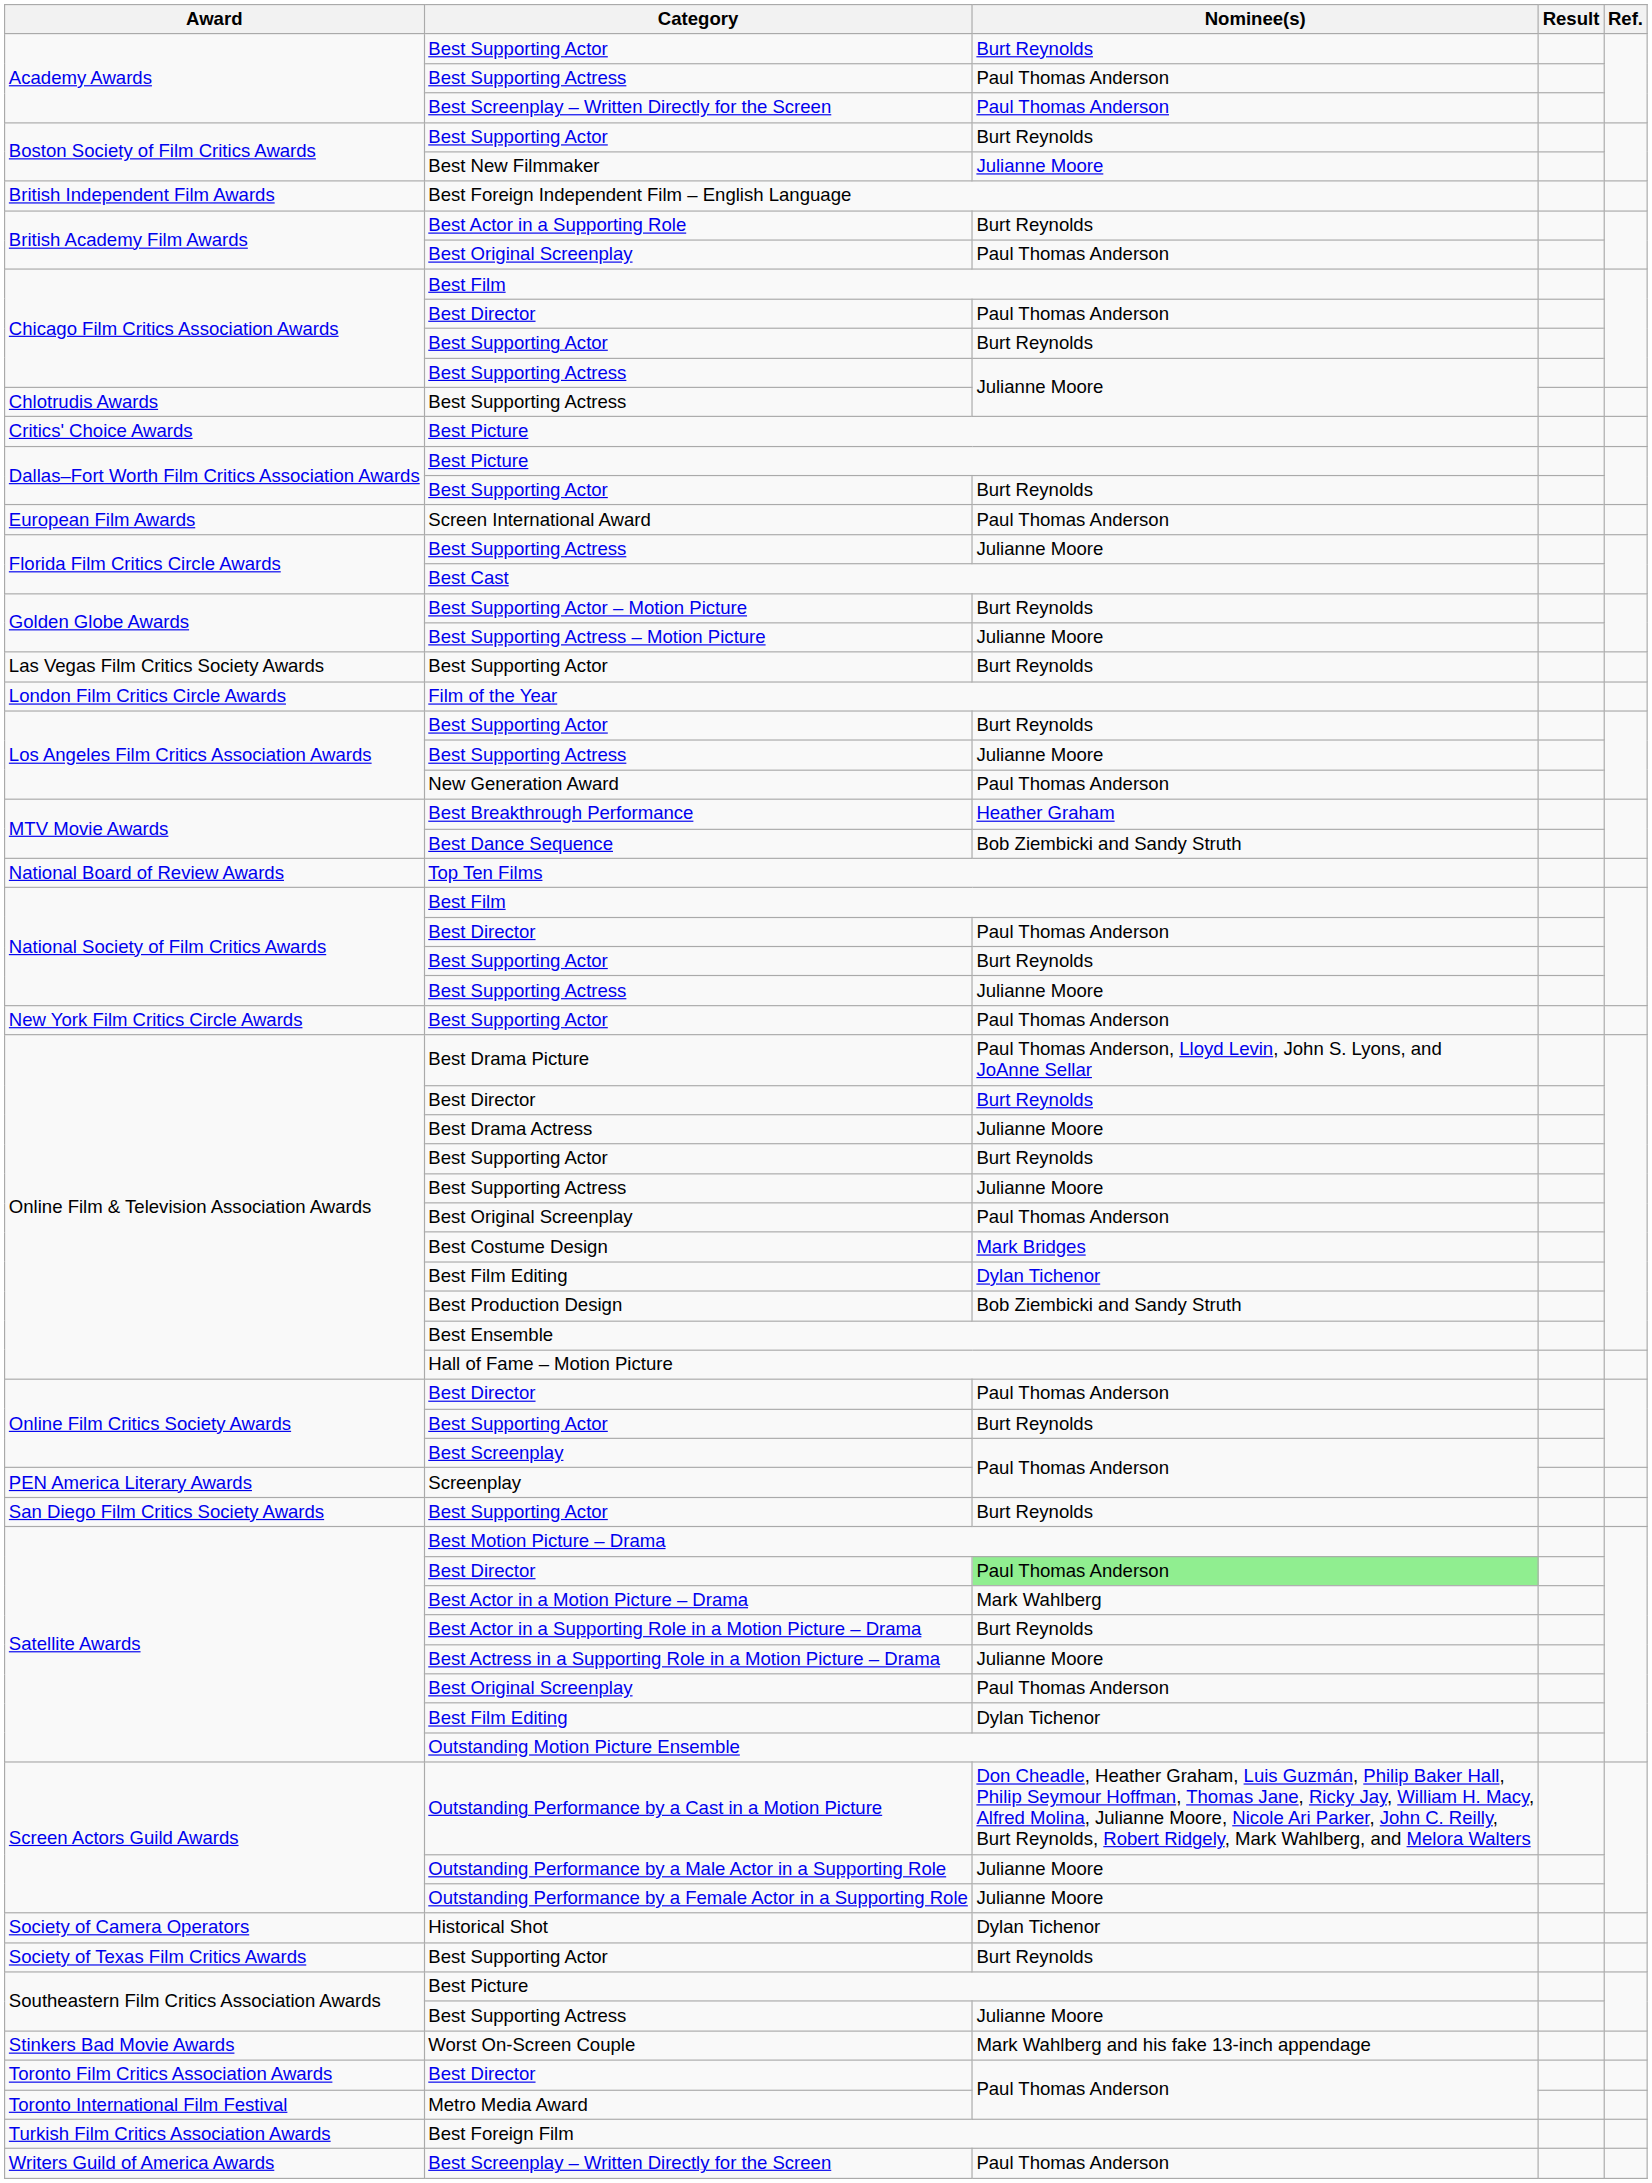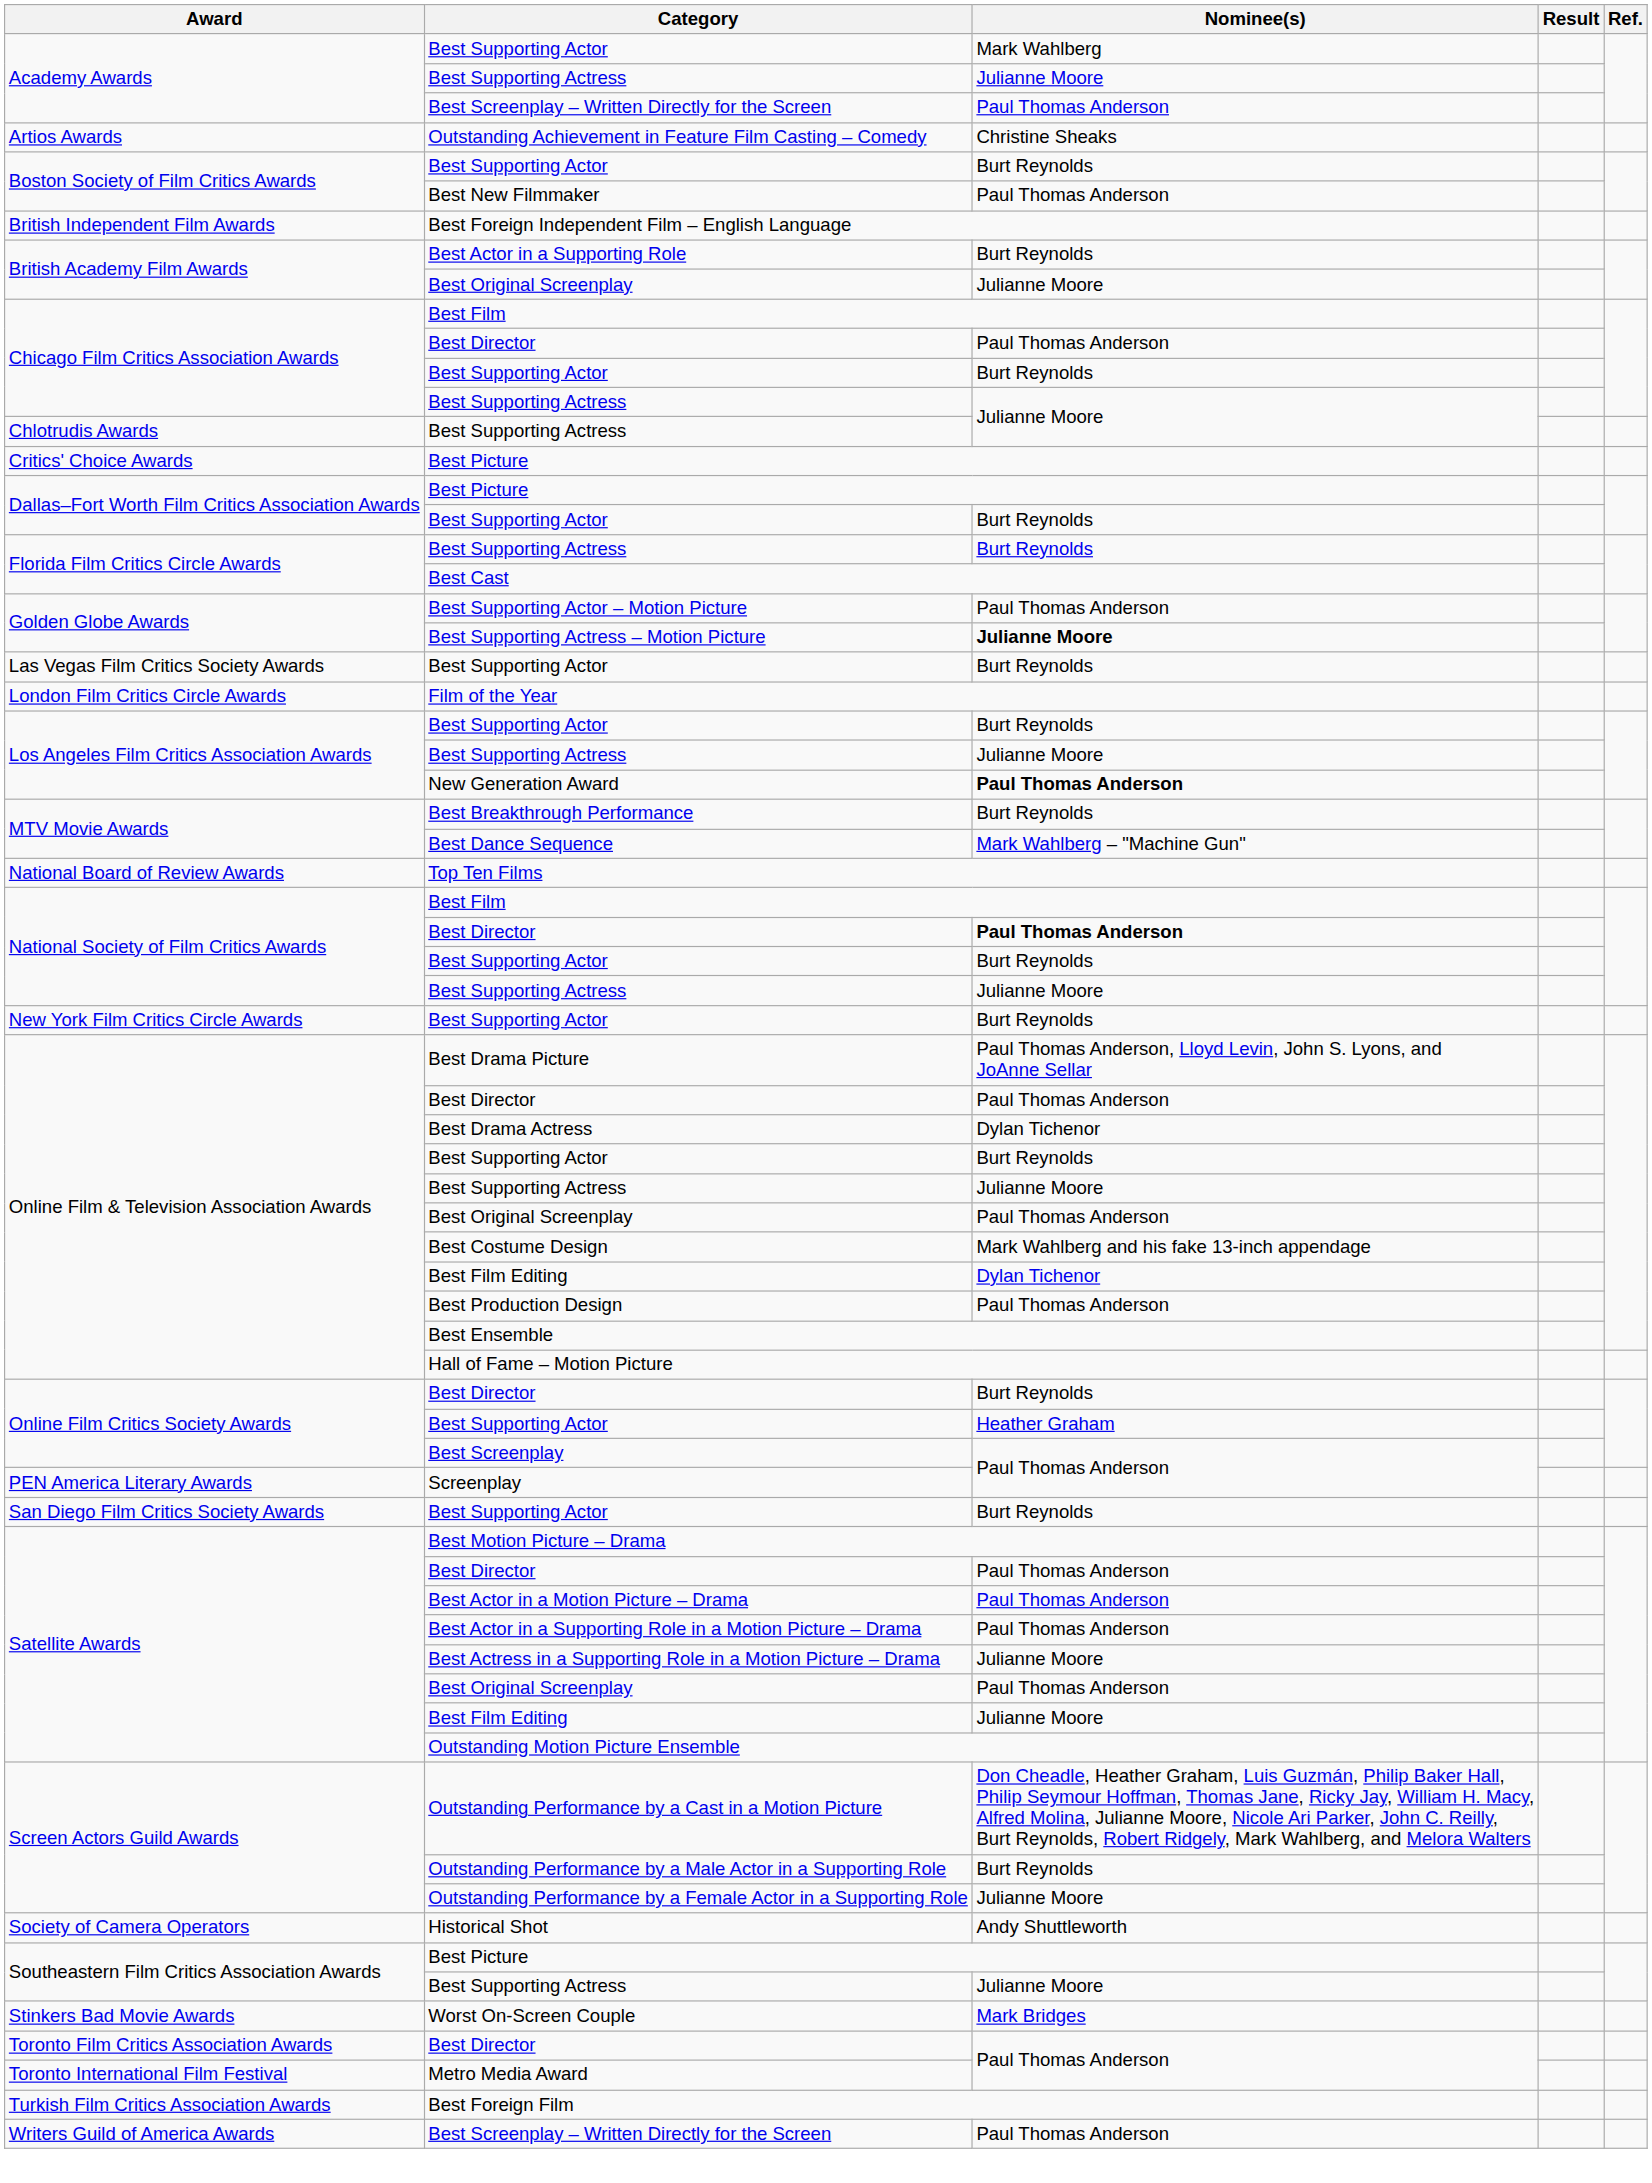(1035, 48) Burt Reynolds -> (1039, 48) Mark Wahlberg
(1073, 78) Paul Thomas Anderson -> (1040, 78) Julianne Moore
+ row: (65, 136)
(1040, 166) Julianne Moore -> (1073, 195) Paul Thomas Anderson
(1073, 254) Paul Thomas Anderson -> (1040, 284) Julianne Moore
- row: (102, 519)
(1040, 549) Julianne Moore -> (1035, 549) Burt Reynolds
(1035, 607) Burt Reynolds -> (1073, 607) Paul Thomas Anderson
(1040, 637) normal -> (1044, 637) bold
(1073, 784) normal -> (1080, 784) bold
(1046, 813) Heather Graham -> (1035, 813) Burt Reynolds
(1109, 843) Bob Ziembicki and Sandy Struth -> (1111, 843) Mark Wahlberg – "Machine Gun"
(1073, 931) normal -> (1080, 931) bold
(1073, 1020) Paul Thomas Anderson -> (1035, 1020) Burt Reynolds
(1035, 1099) Burt Reynolds -> (1073, 1099) Paul Thomas Anderson
(1040, 1129) Julianne Moore -> (1038, 1129) Dylan Tichenor
(1031, 1246) Mark Bridges -> (1174, 1246) Mark Wahlberg and his fake 13-inch appendage
(1109, 1305) Bob Ziembicki and Sandy Struth -> (1073, 1305) Paul Thomas Anderson
(1073, 1394) Paul Thomas Anderson -> (1035, 1394) Burt Reynolds
(1035, 1423) Burt Reynolds -> (1046, 1423) Heather Graham
(1073, 1570) lightgreen background -> (1073, 1570) no background
(1039, 1600) Mark Wahlberg -> (1073, 1600) Paul Thomas Anderson
(1035, 1629) Burt Reynolds -> (1073, 1629) Paul Thomas Anderson
(1038, 1717) Dylan Tichenor -> (1040, 1717) Julianne Moore
(1040, 1868) Julianne Moore -> (1035, 1868) Burt Reynolds
(1038, 1927) Dylan Tichenor -> (1052, 1927) Andy Shuttleworth
- row: (158, 1957)
(1174, 2045) Mark Wahlberg and his fake 13-inch appendage -> (1031, 2016) Mark Bridges
